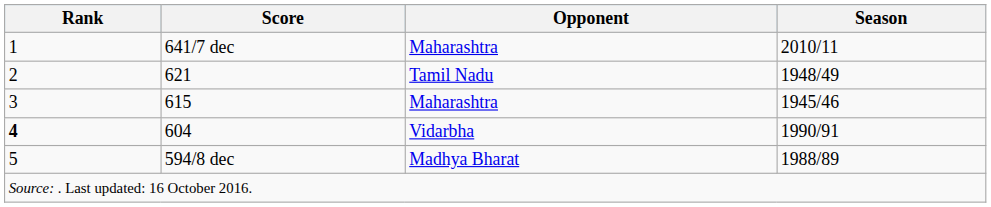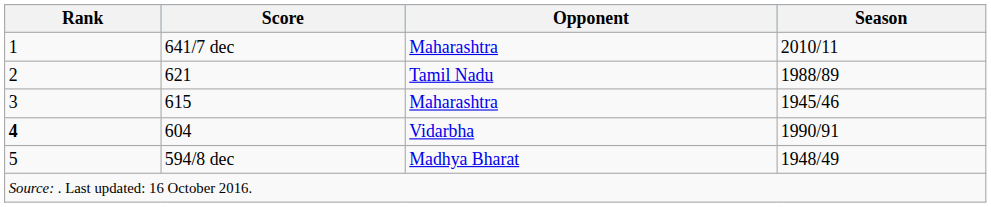(810, 74) 1948/49 -> (810, 74) 1988/89
(810, 159) 1988/89 -> (810, 159) 1948/49
